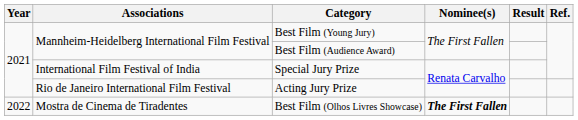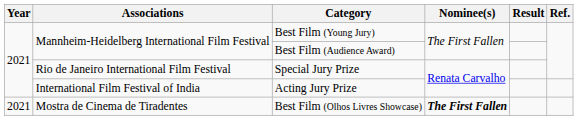(118, 69) International Film Festival of India -> (133, 69) Rio de Janeiro International Film Festival
(133, 87) Rio de Janeiro International Film Festival -> (118, 87) International Film Festival of India
(19, 106) 2022 -> (19, 106) 2021
